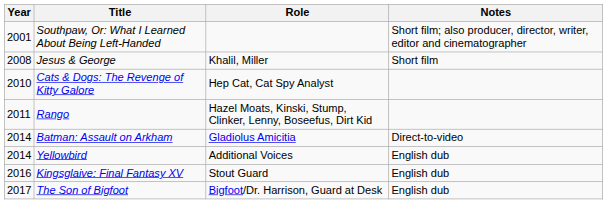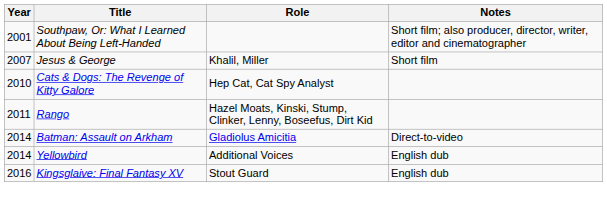(19, 60) 2008 -> (19, 60) 2007
- row: (82, 190)
